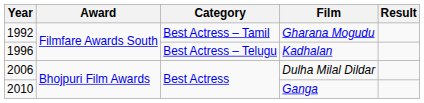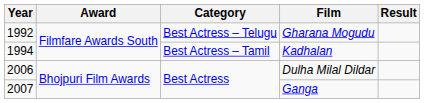(216, 32) Best Actress – Tamil -> (220, 32) Best Actress – Telugu
(20, 51) 1996 -> (20, 51) 1994
(220, 51) Best Actress – Telugu -> (216, 51) Best Actress – Tamil
(20, 88) 2010 -> (20, 88) 2007
